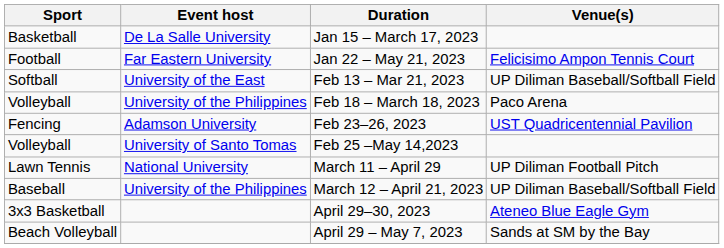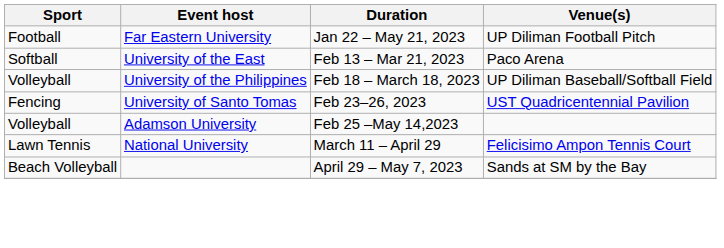- row: (396, 37)
(592, 58) Felicisimo Ampon Tennis Court -> (571, 37) UP Diliman Football Pitch
(603, 80) UP Diliman Baseball/Softball Field -> (525, 58) Paco Arena
(529, 102) Paco Arena -> (599, 80) UP Diliman Baseball/Softball Field
(190, 124) Adamson University -> (210, 102) University of Santo Tomas
(210, 145) University of Santo Tomas -> (190, 124) Adamson University
(574, 167) UP Diliman Football Pitch -> (589, 145) Felicisimo Ampon Tennis Court
- row: (398, 189)
- row: (372, 211)
